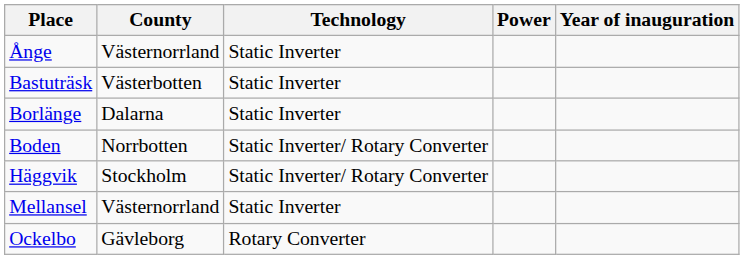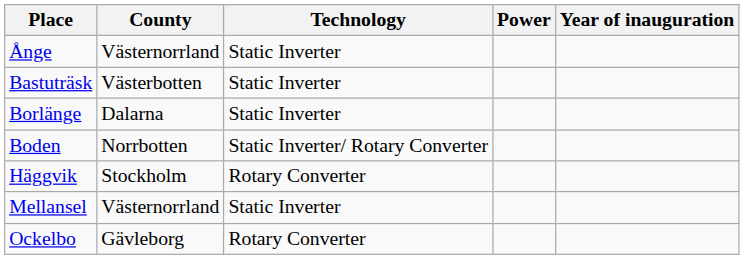(358, 176) Static Inverter/ Rotary Converter -> (297, 176) Rotary Converter
